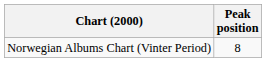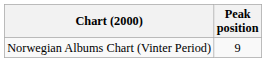(238, 47) 8 -> (238, 47) 9
